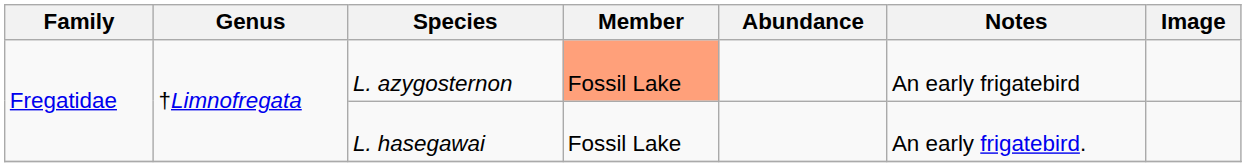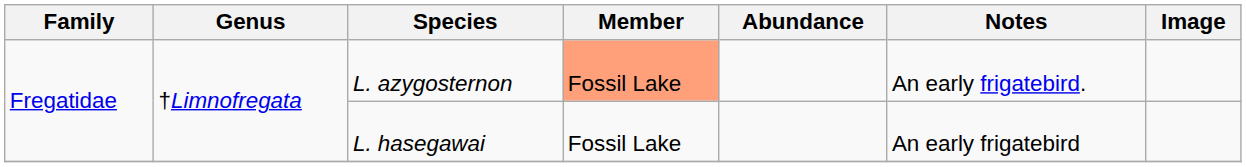(986, 82) An early frigatebird -> (989, 82) An early frigatebird.
(989, 143) An early frigatebird. -> (986, 143) An early frigatebird
